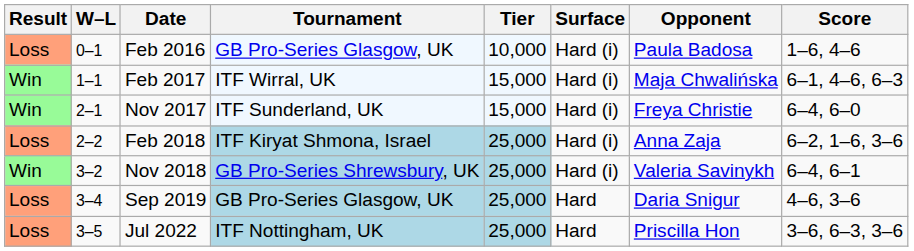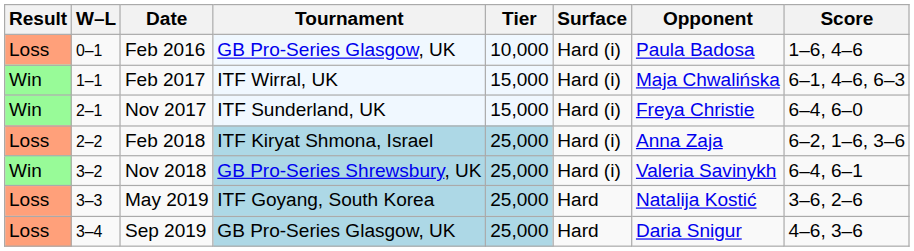+ row: (167, 200)
- row: (161, 230)
